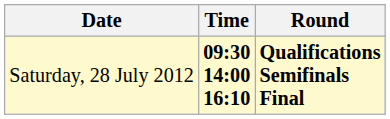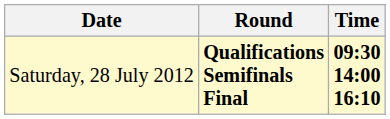columns swapped: (227, 20) <-> (320, 20)
